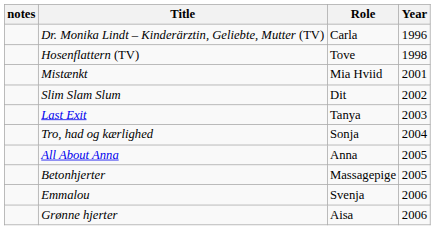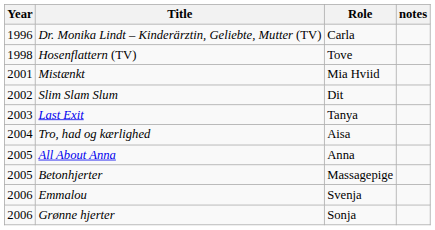columns swapped: (414, 14) <-> (21, 14)
(344, 134) Sonja -> (339, 134) Aisa
(342, 214) Aisa -> (342, 214) Sonja
